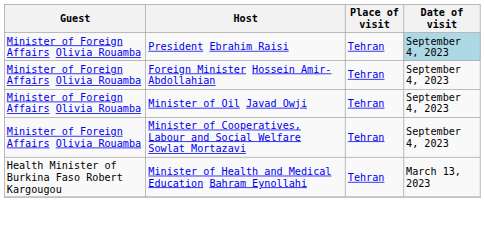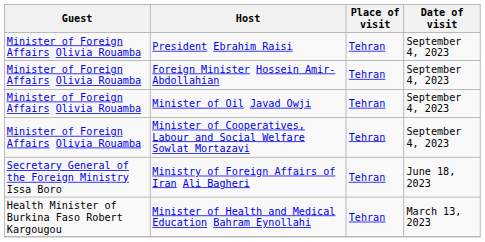(434, 47) lightblue background -> (434, 47) no background
+ row: (244, 177)
